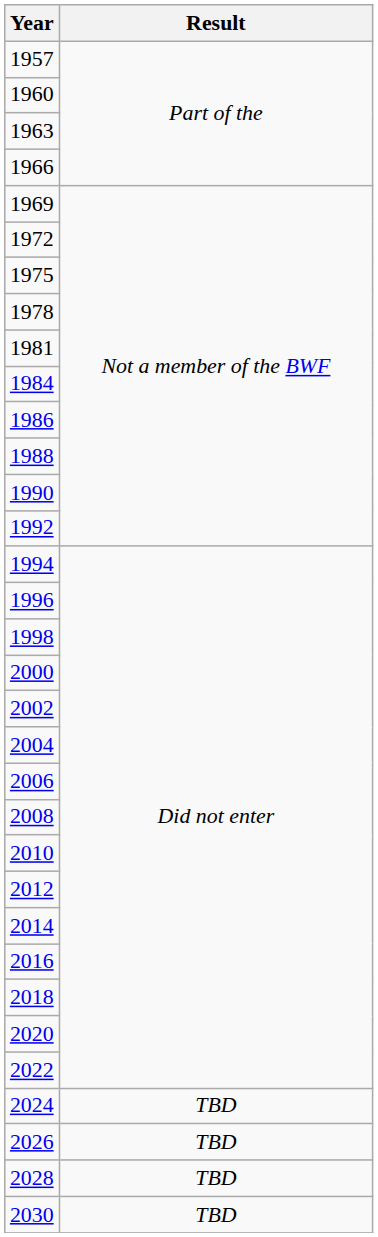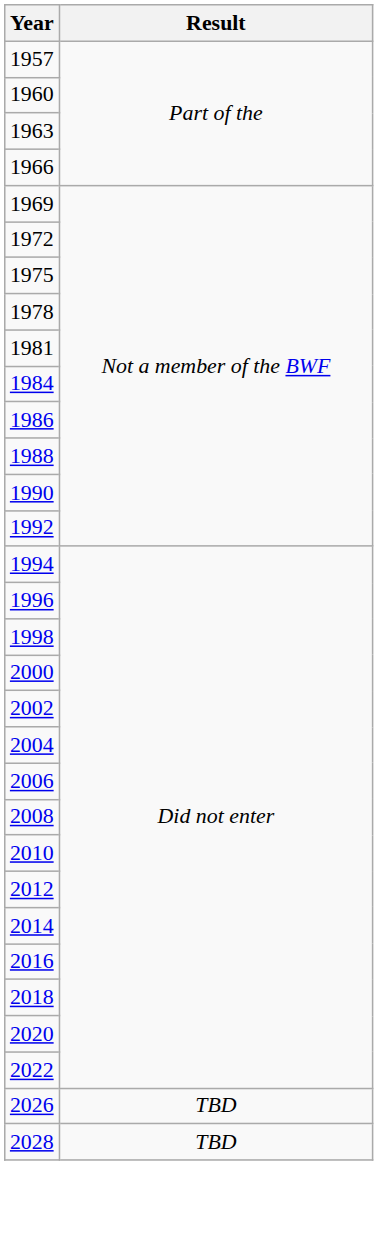- row: (32, 1105)
- row: (32, 1214)
